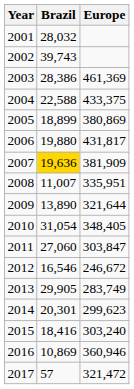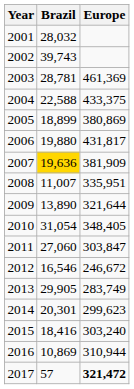(58, 78) 28,386 -> (58, 78) 28,781
(104, 352) 360,946 -> (104, 352) 310,944
(104, 373) normal -> (104, 373) bold
